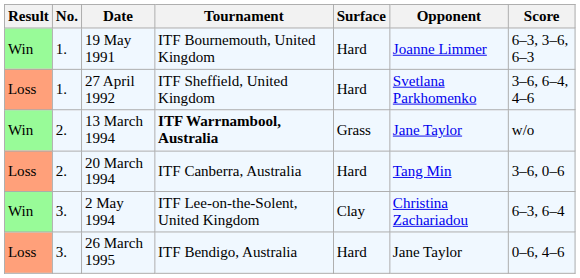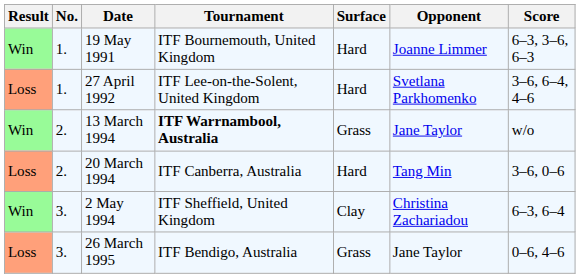(223, 89) ITF Sheffield, United Kingdom -> (228, 89) ITF Lee-on-the-Solent, United Kingdom
(228, 211) ITF Lee-on-the-Solent, United Kingdom -> (223, 211) ITF Sheffield, United Kingdom
(352, 252) Hard -> (354, 252) Grass
